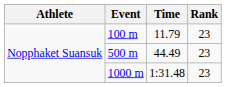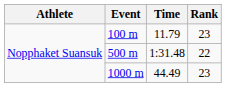(167, 53) 44.49 -> (167, 53) 1:31.48
(204, 53) 23 -> (204, 53) 22
(167, 73) 1:31.48 -> (167, 73) 44.49
